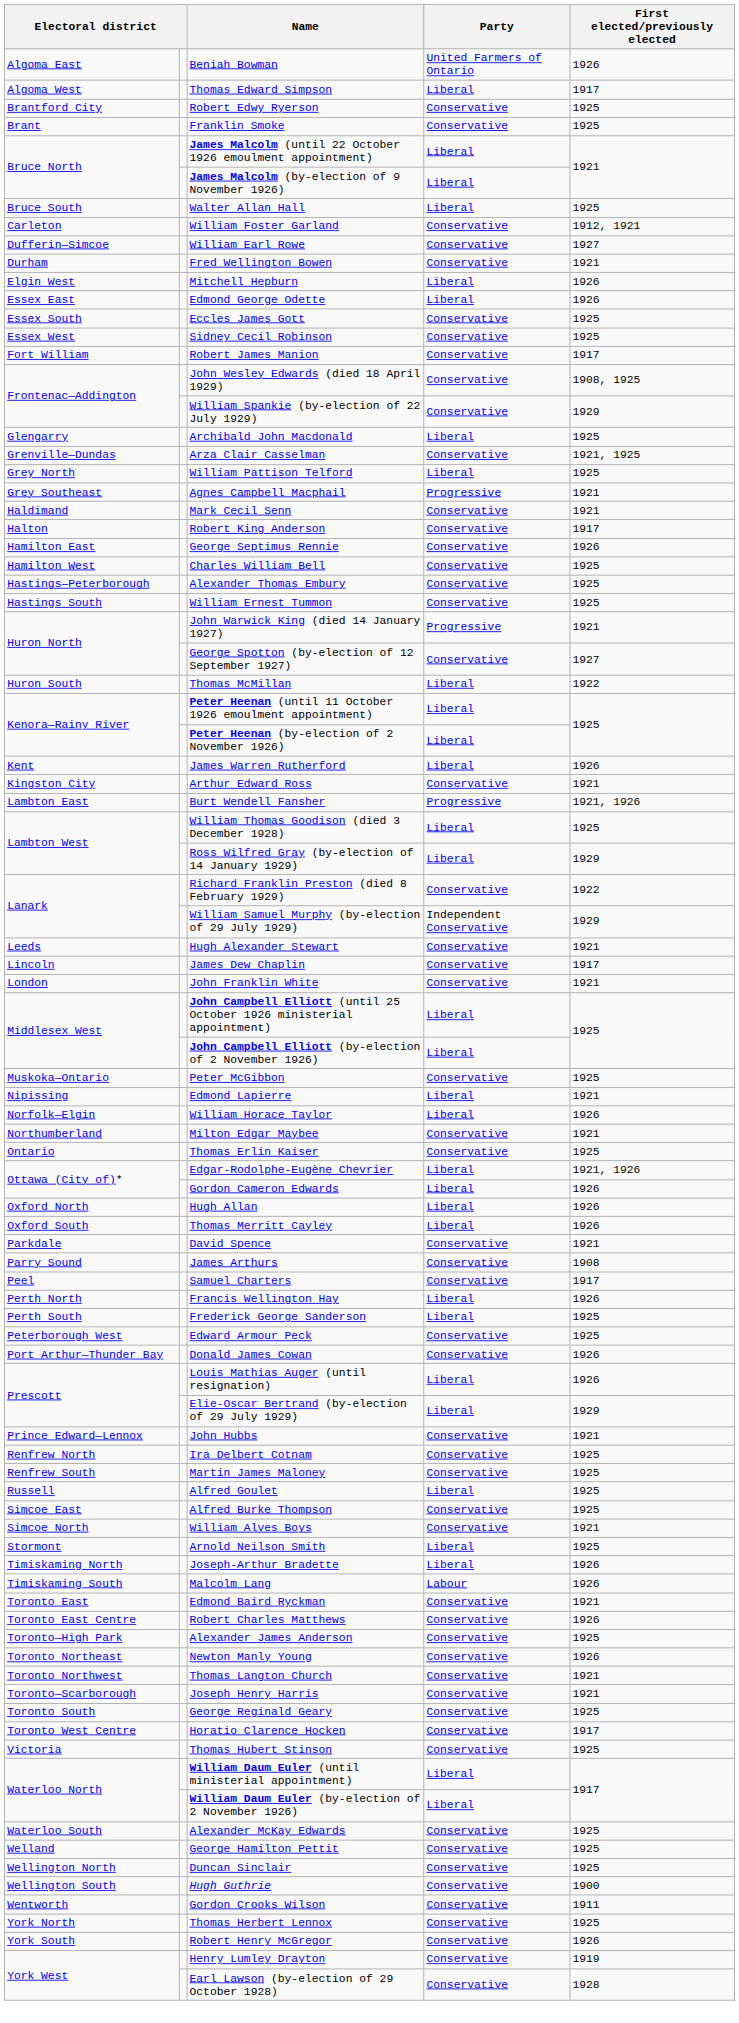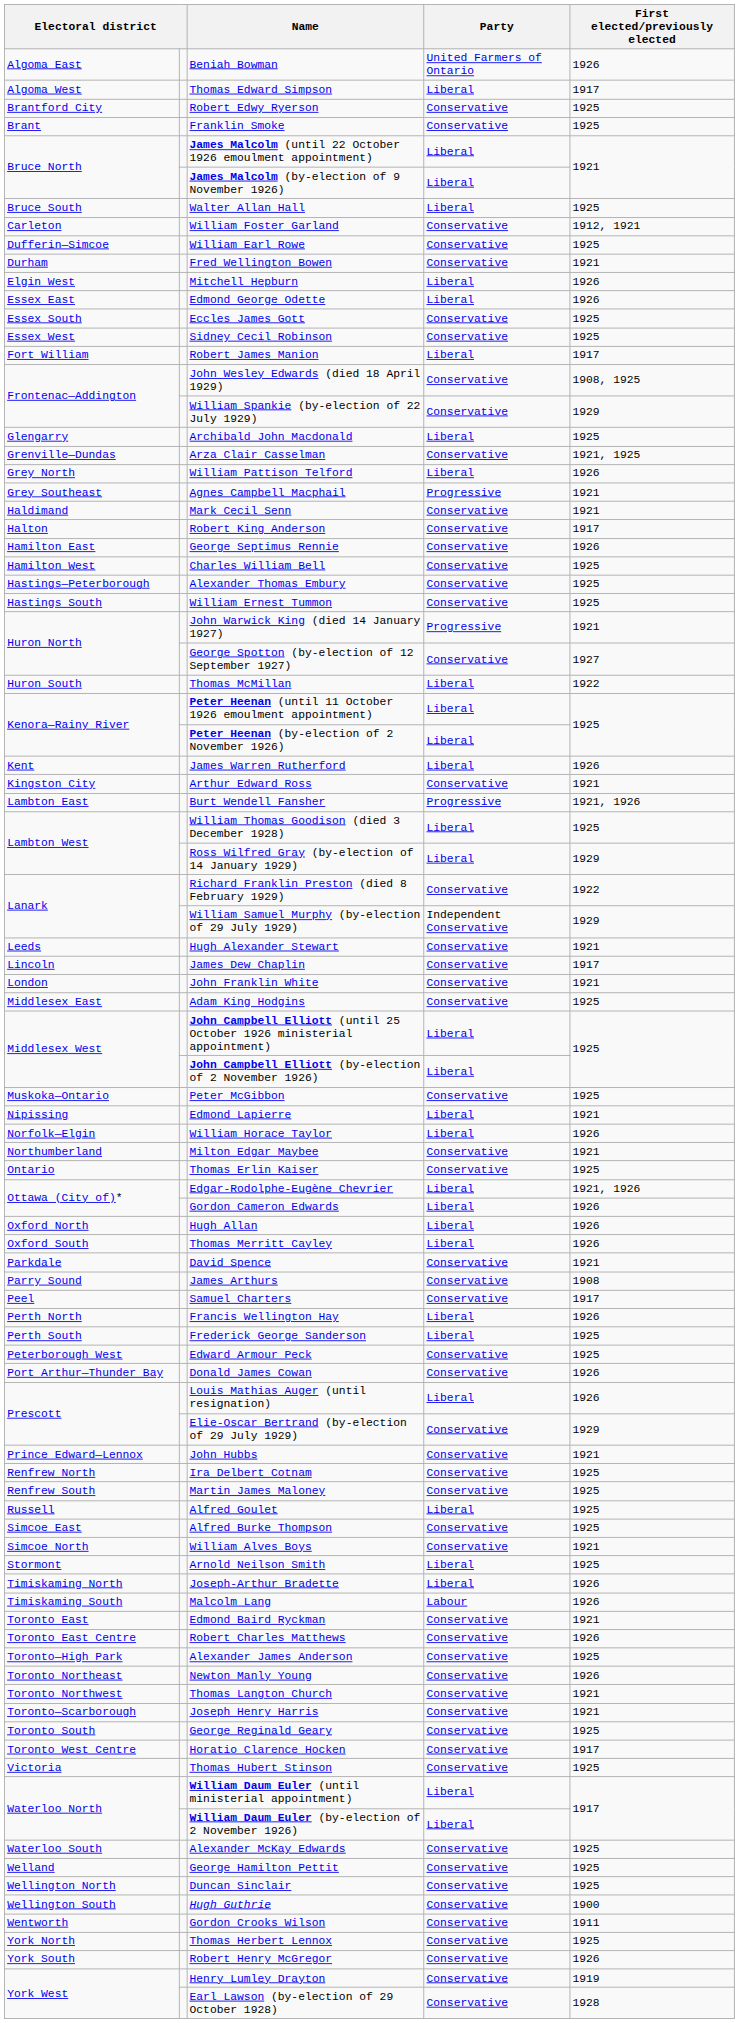(586, 245) 1927 -> (586, 245) 1925
(467, 355) Conservative -> (450, 355) Liberal
(586, 474) 1925 -> (586, 474) 1926
+ row: (247, 1002)
(450, 1411) Liberal -> (467, 1429) Conservative
